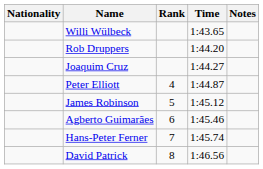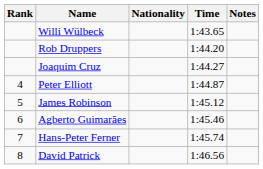columns swapped: (172, 13) <-> (34, 13)
